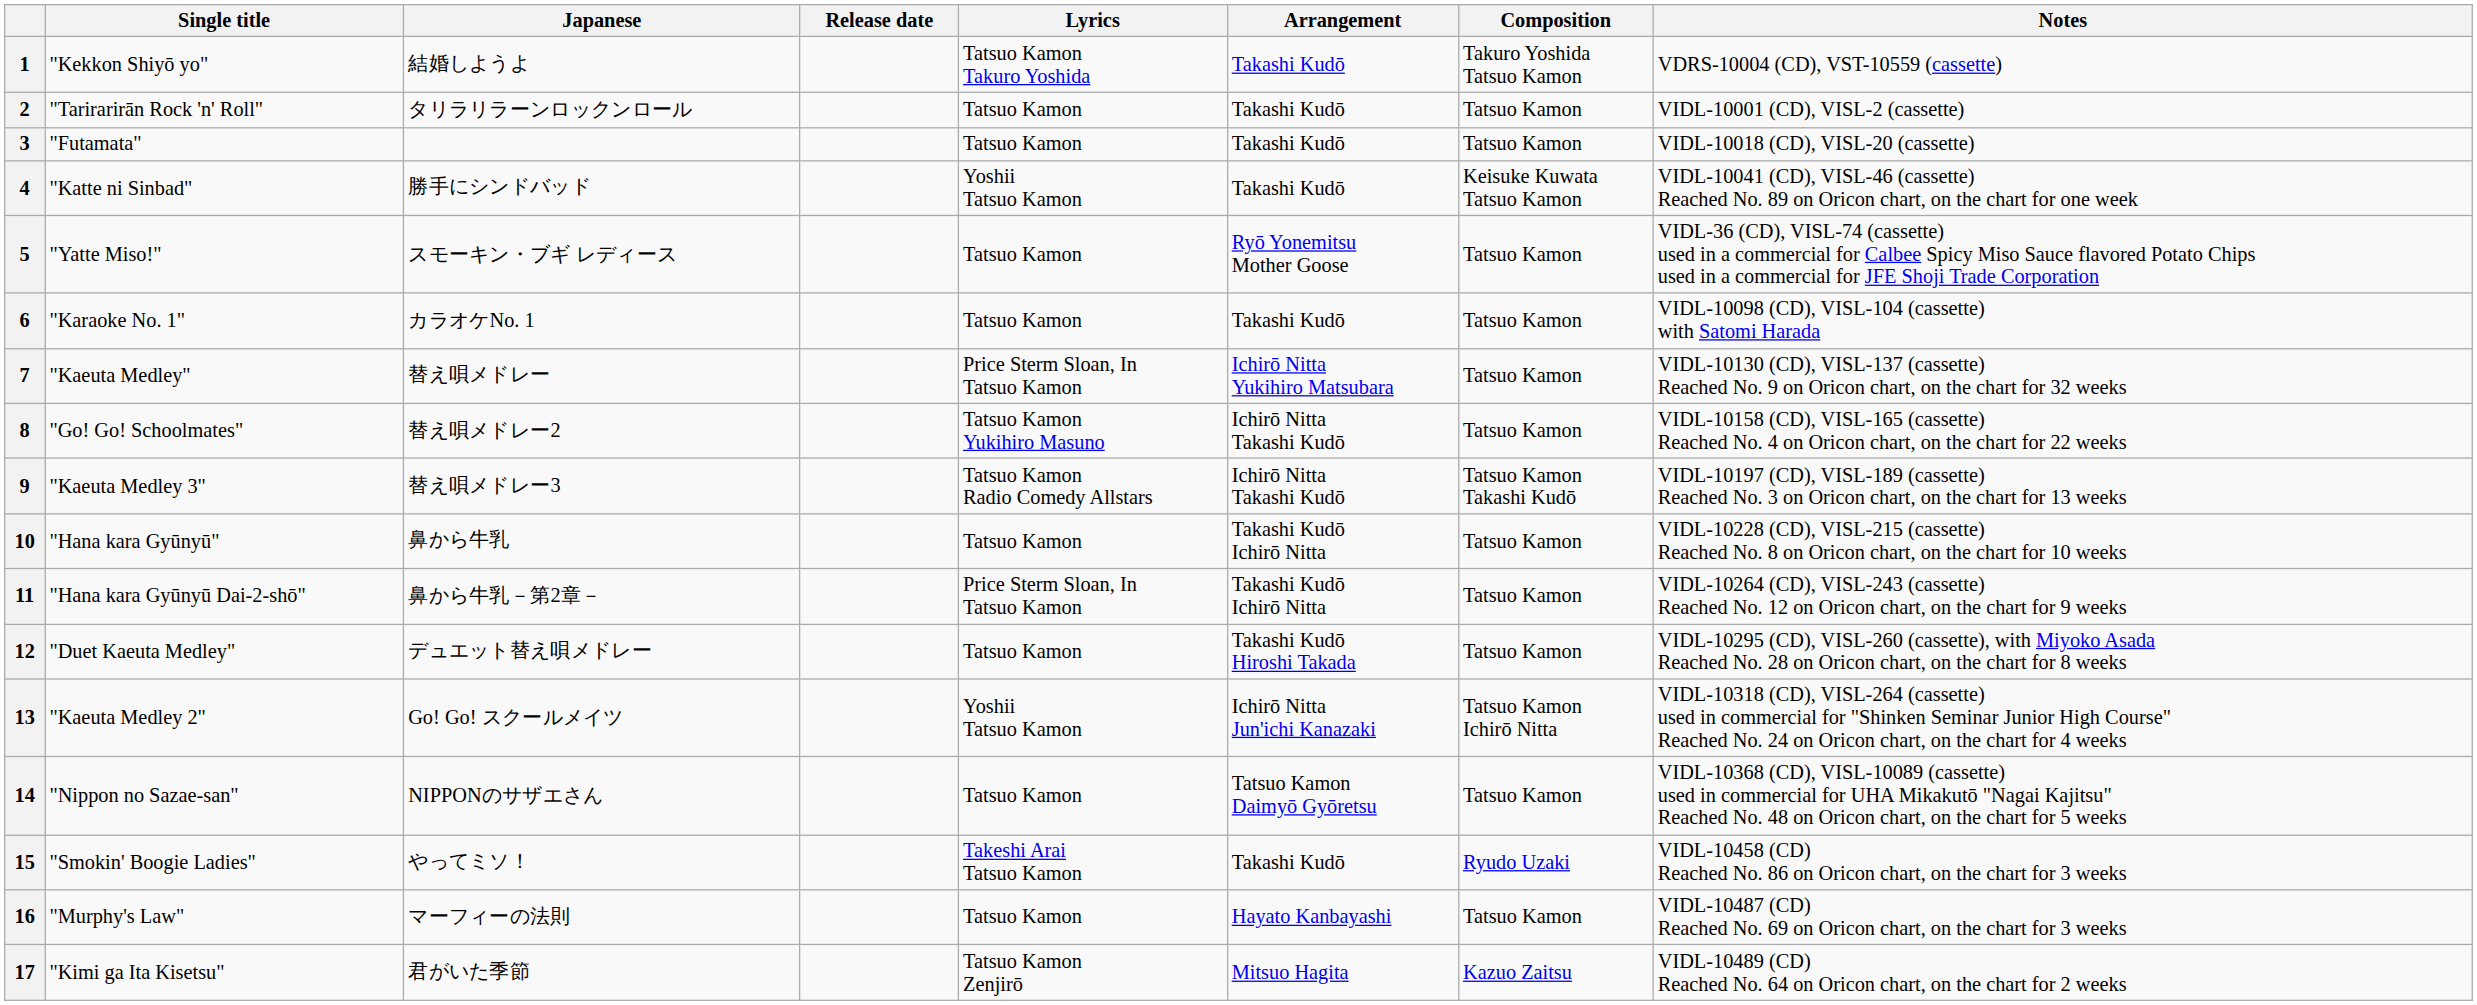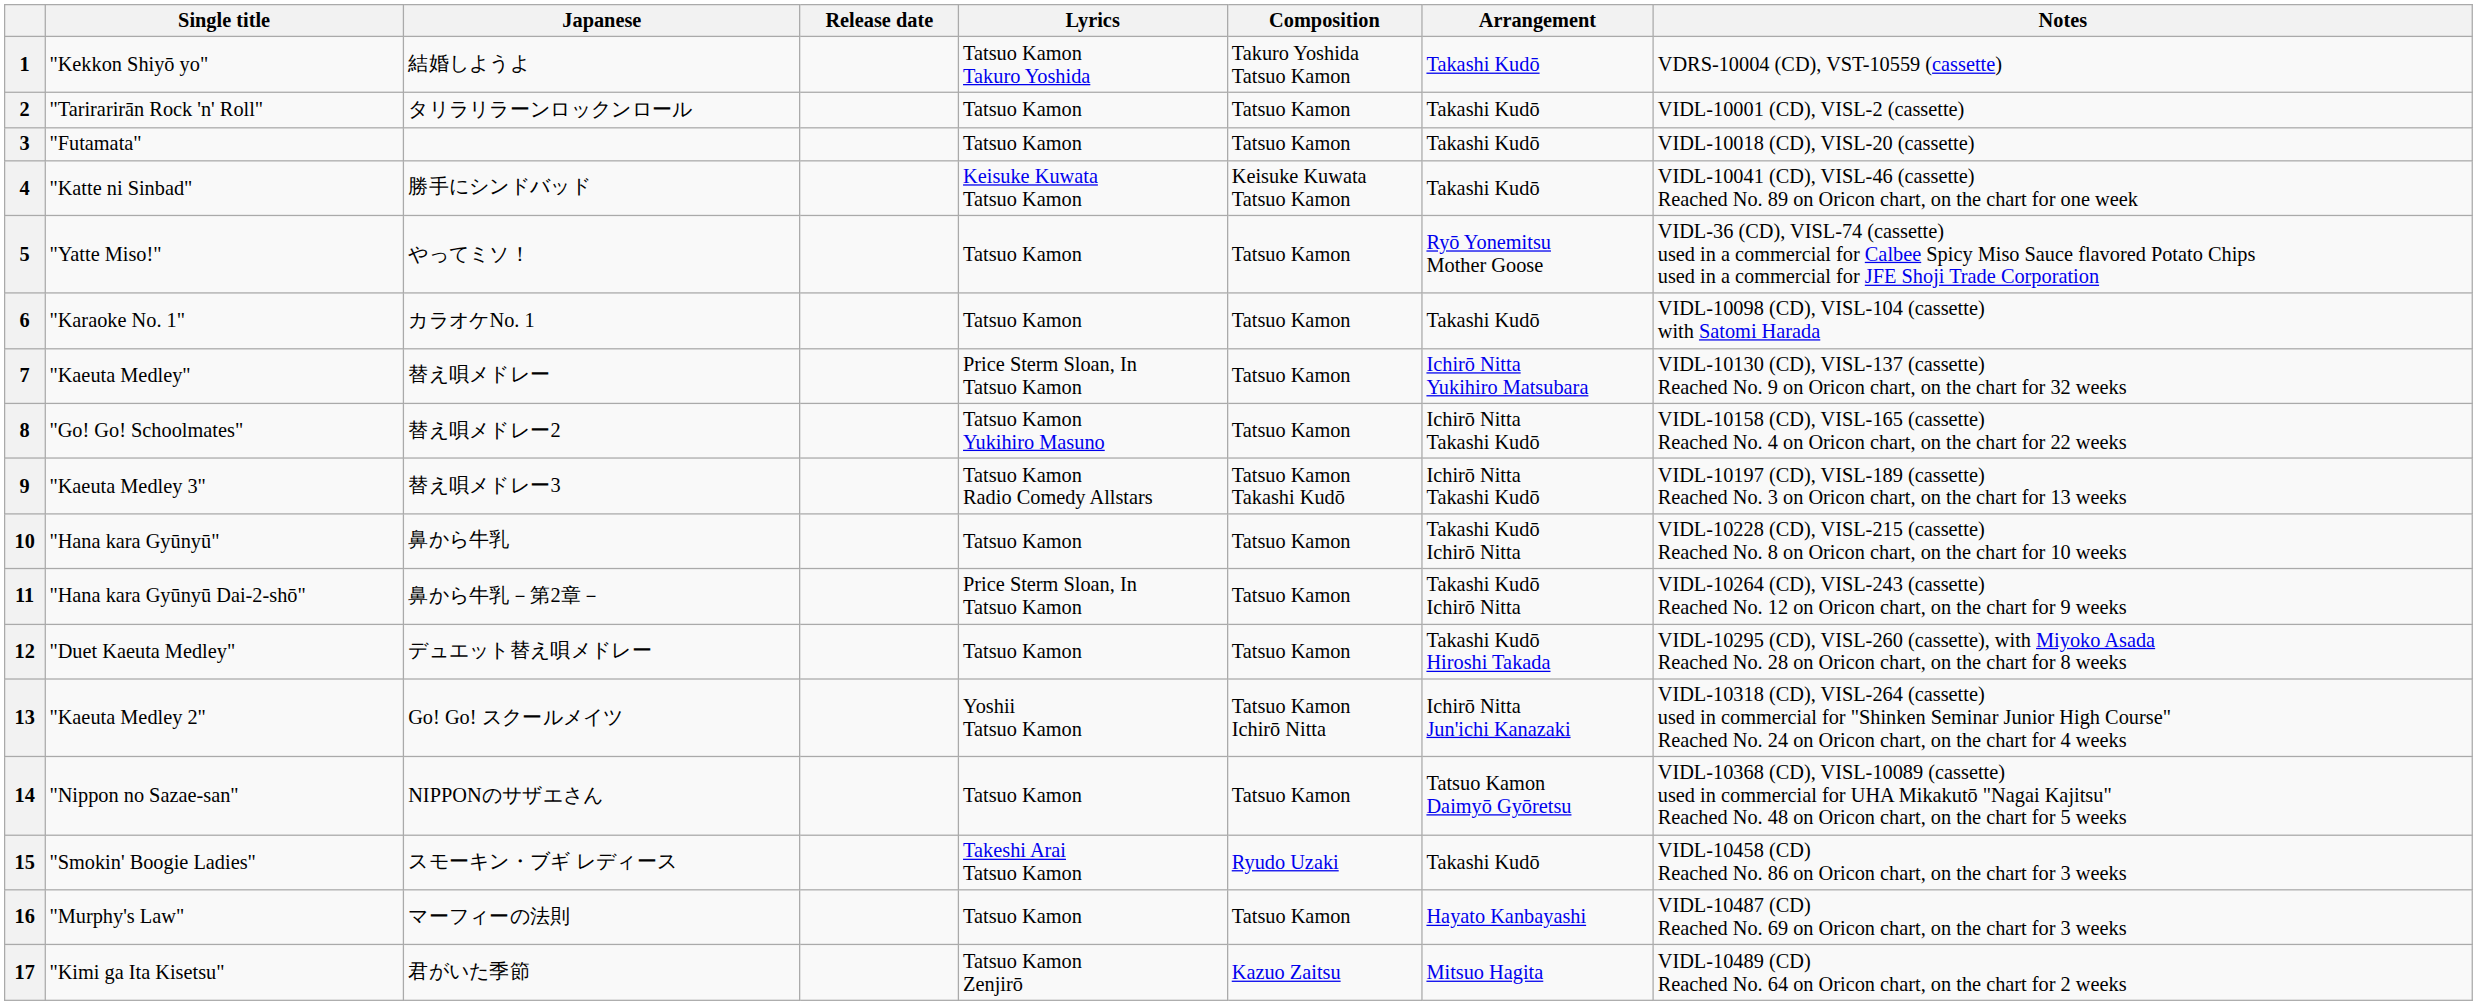columns swapped: (1556, 20) <-> (1343, 20)
(1022, 187) Yoshii Tatsuo Kamon -> (1030, 187) Keisuke Kuwata Tatsuo Kamon
(543, 253) スモーキン・ブギ レディース -> (469, 253) やってミソ！
(469, 861) やってミソ！ -> (543, 861) スモーキン・ブギ レディース
